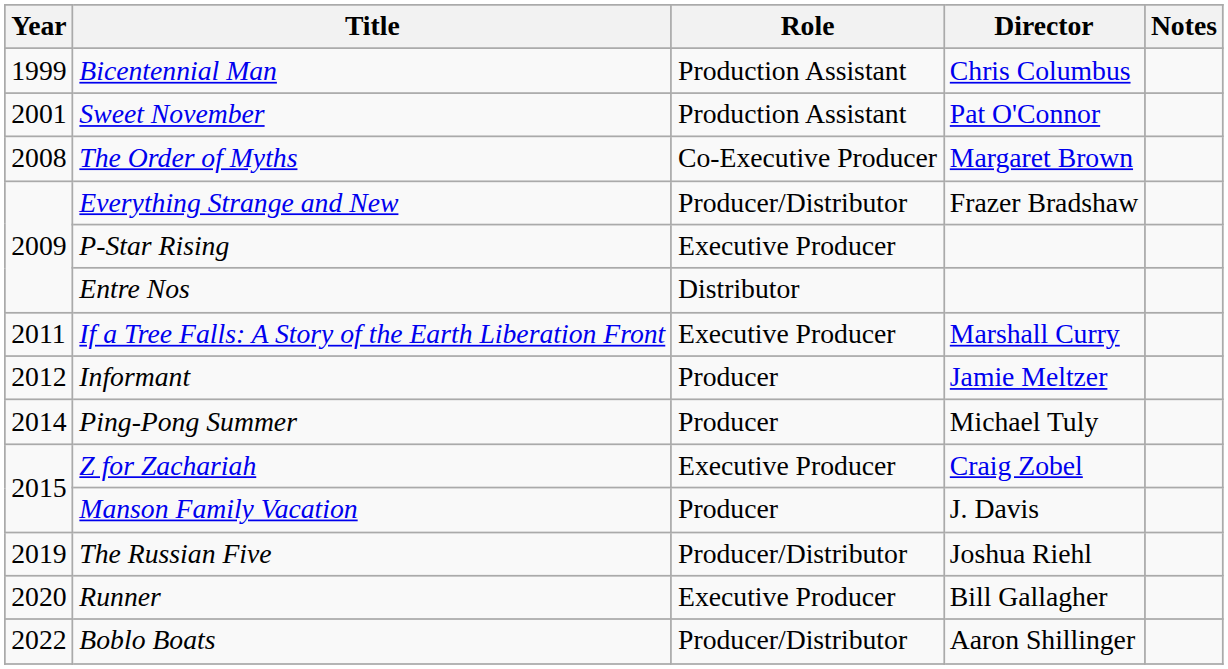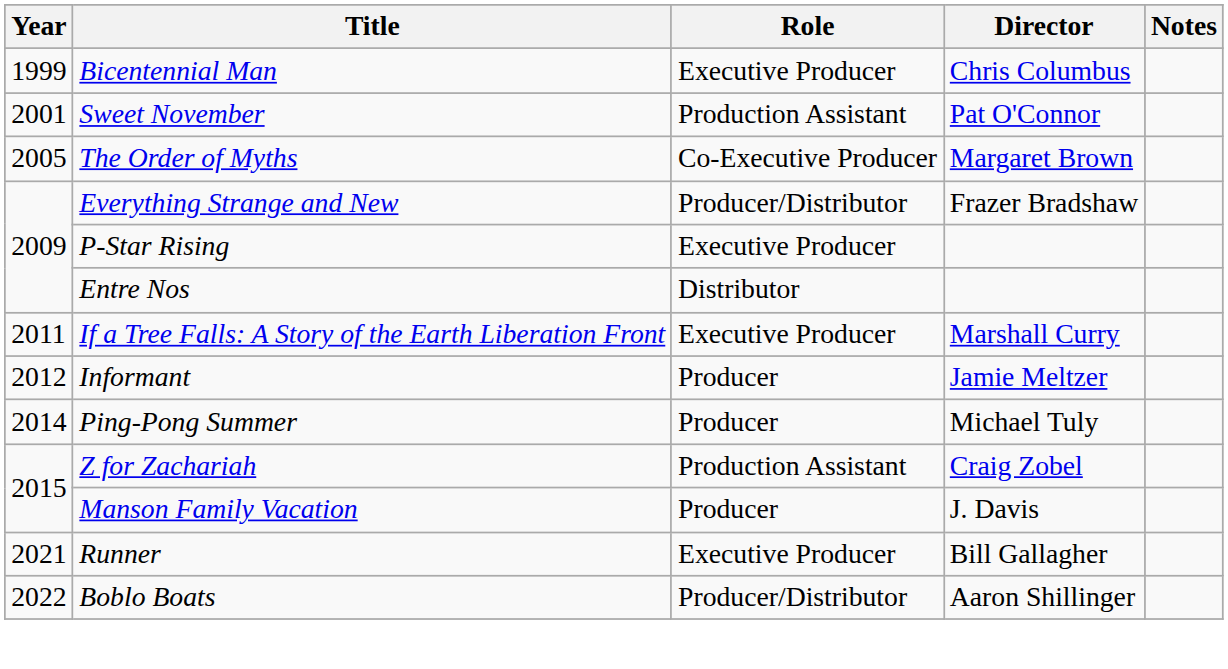(792, 70) Production Assistant -> (787, 70) Executive Producer
(39, 158) 2008 -> (39, 158) 2005
(787, 465) Executive Producer -> (792, 465) Production Assistant
- row: (175, 553)
(39, 597) 2020 -> (39, 553) 2021
